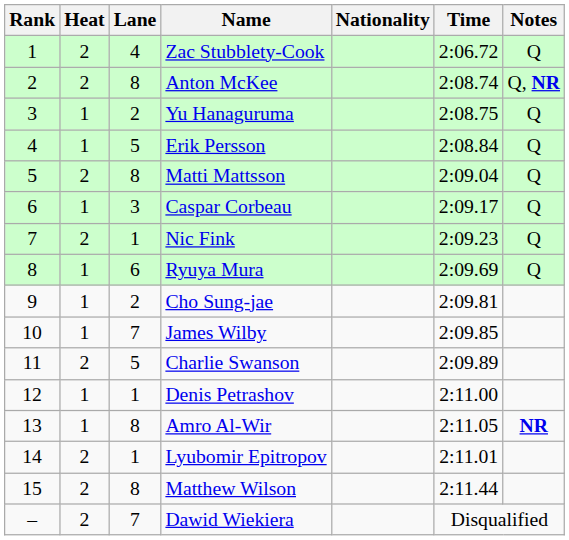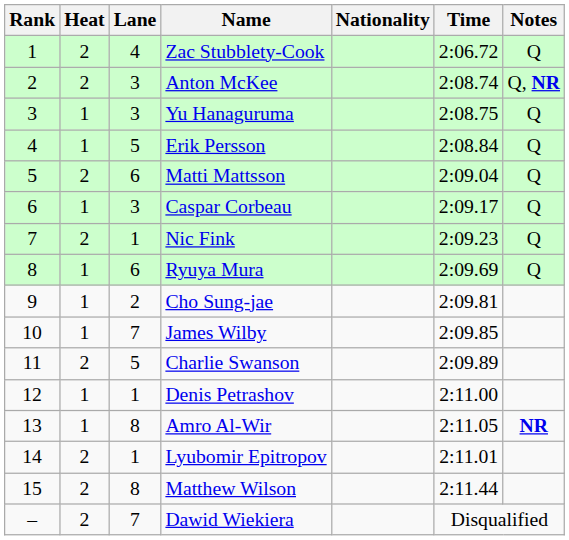(135, 82) 8 -> (135, 82) 3
(135, 113) 2 -> (135, 113) 3
(135, 176) 8 -> (135, 176) 6
